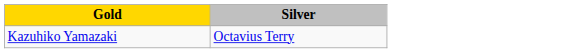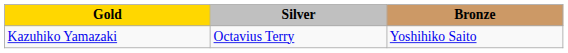+ column: (475, 15)
